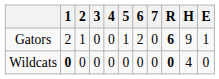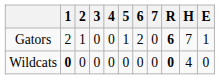(189, 39) 9 -> (189, 39) 7
